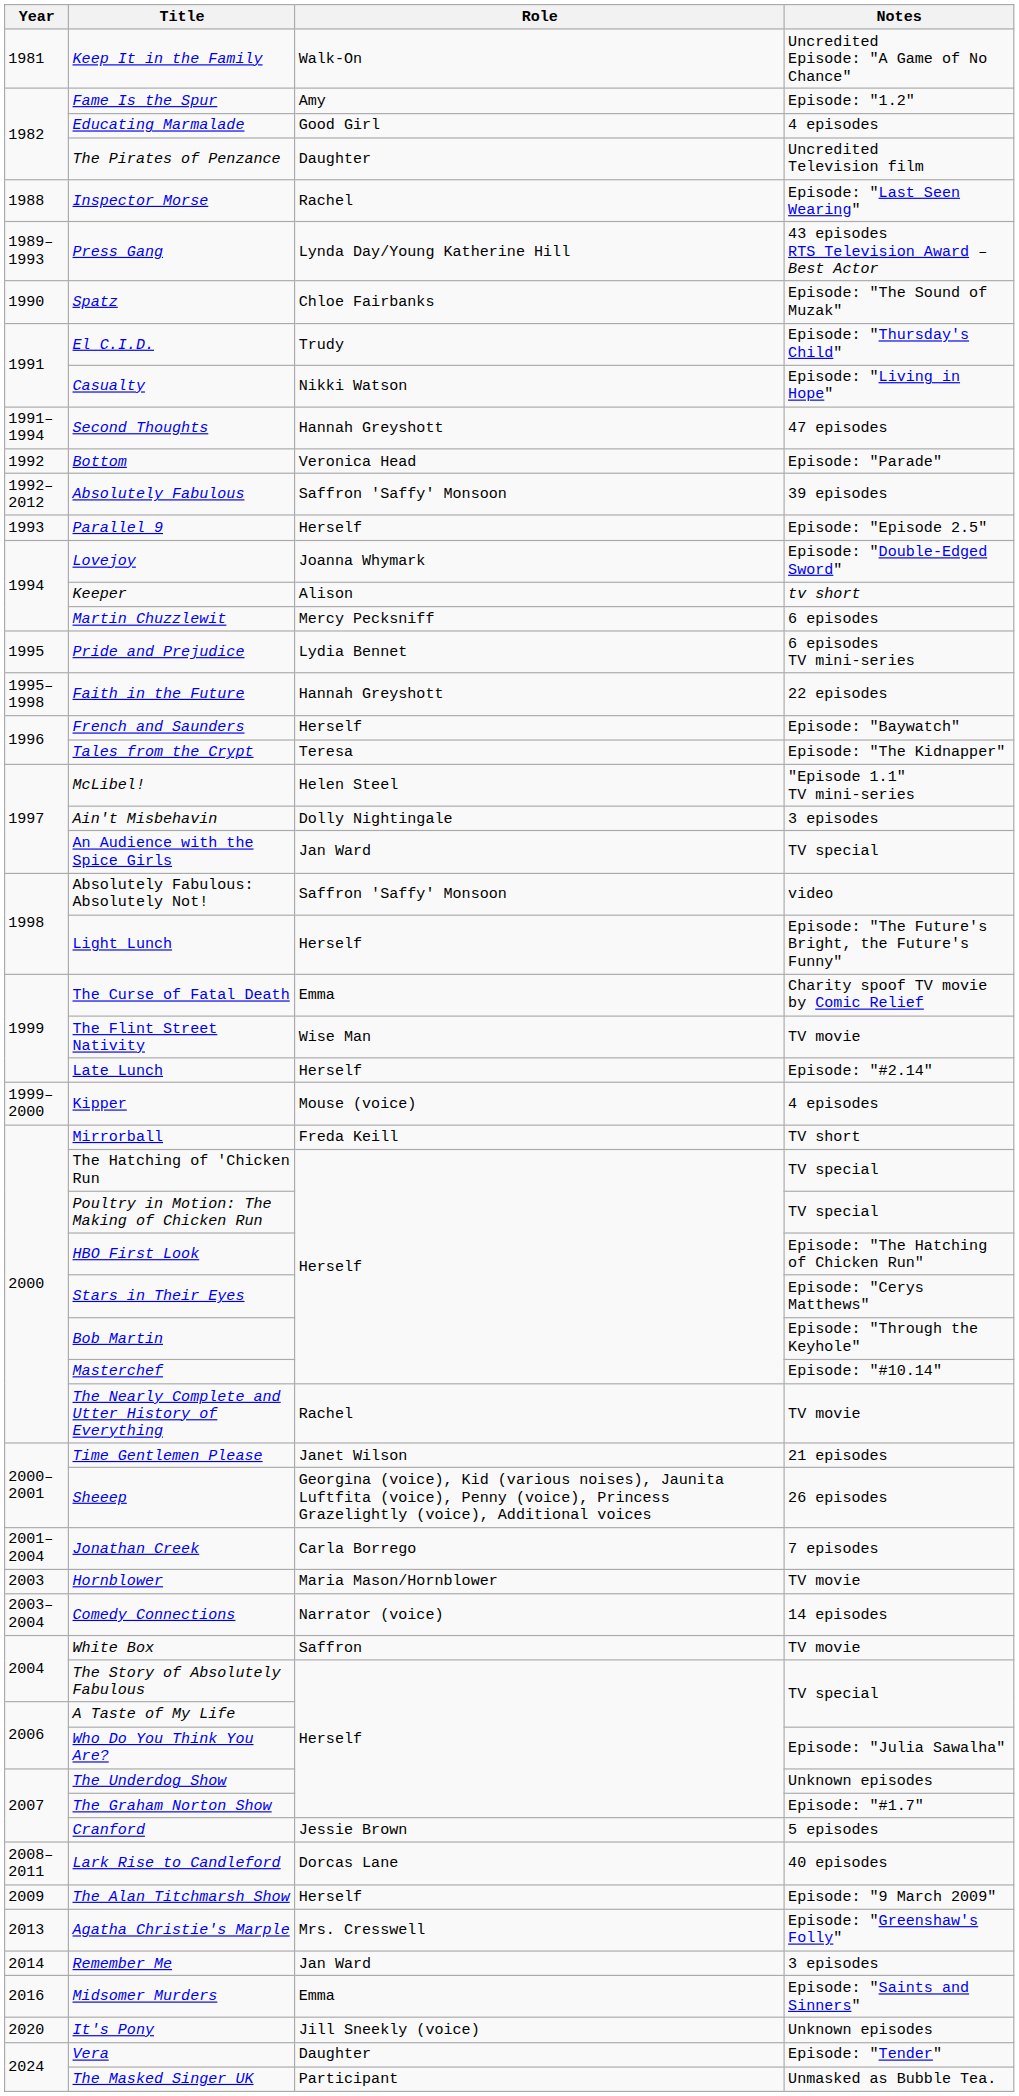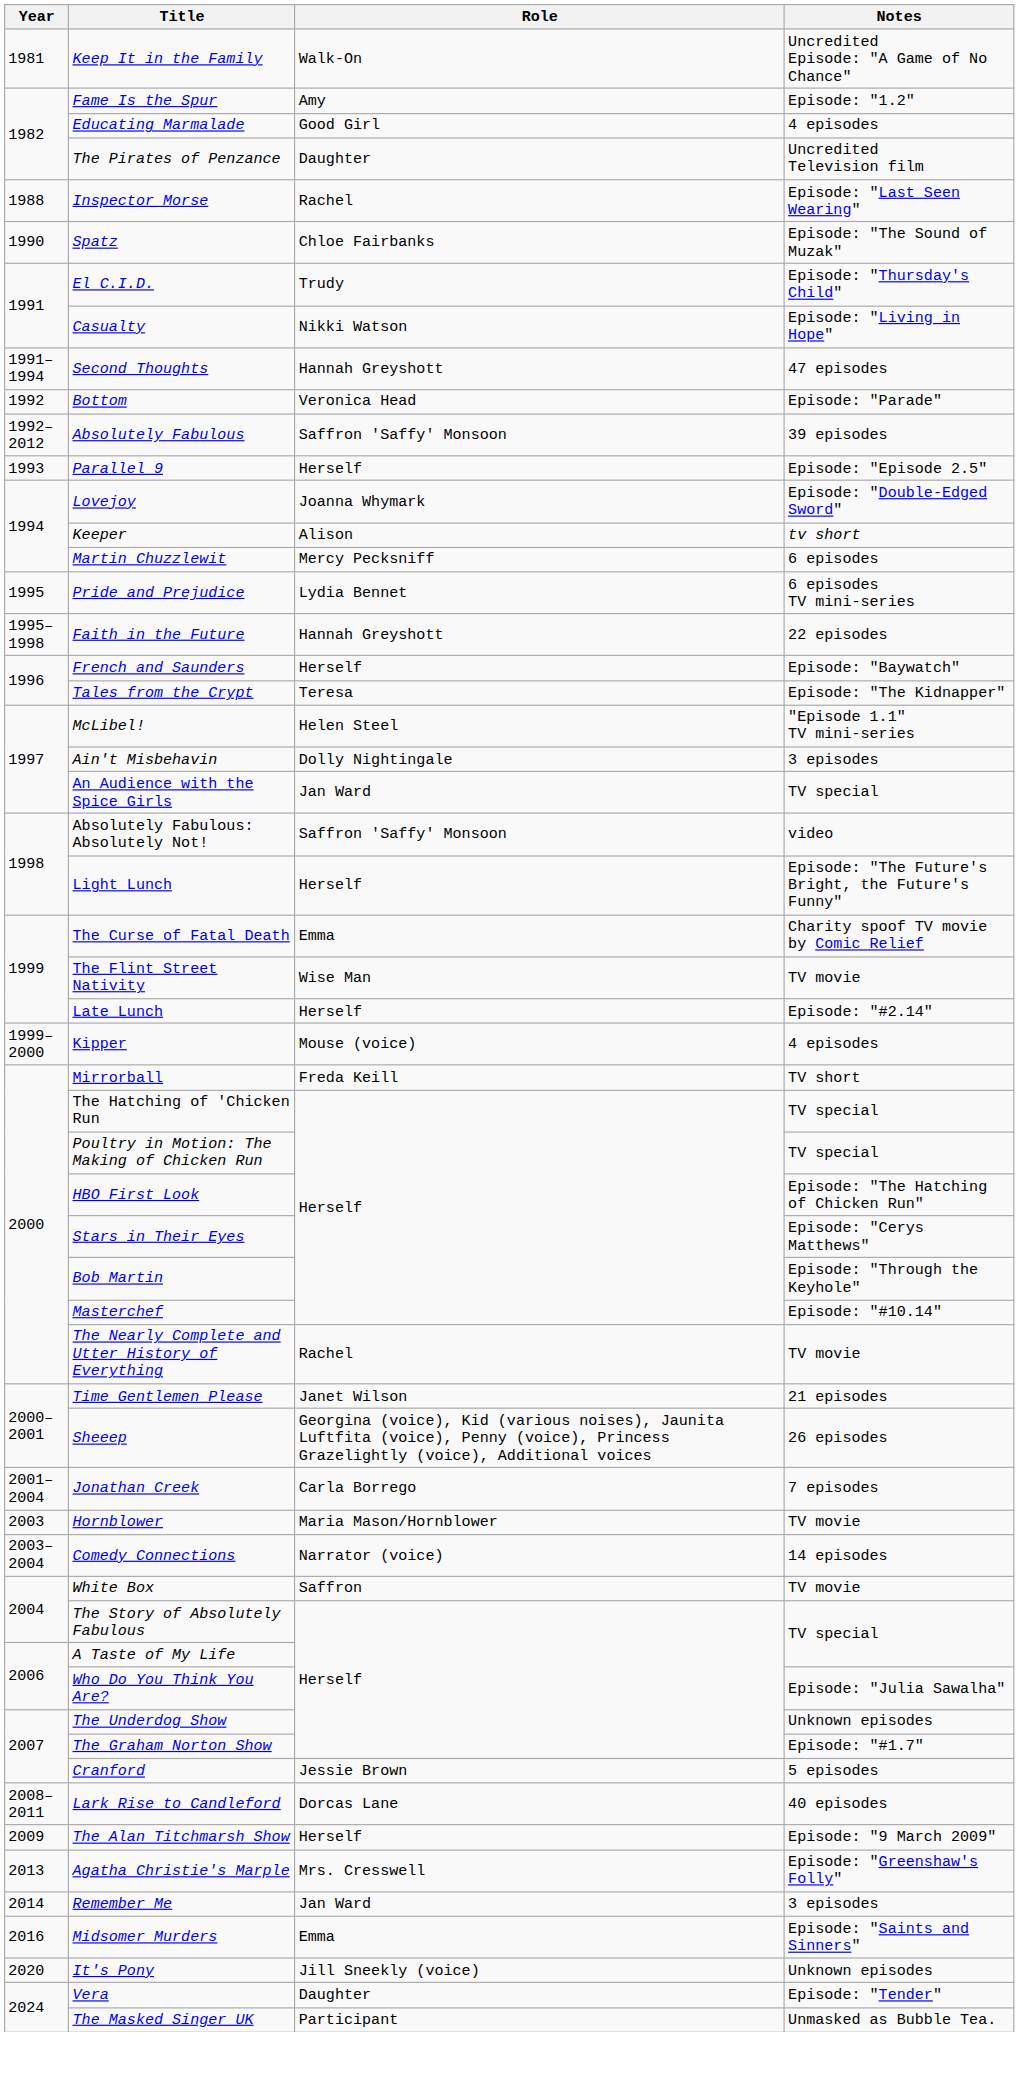- row: (118, 251)
